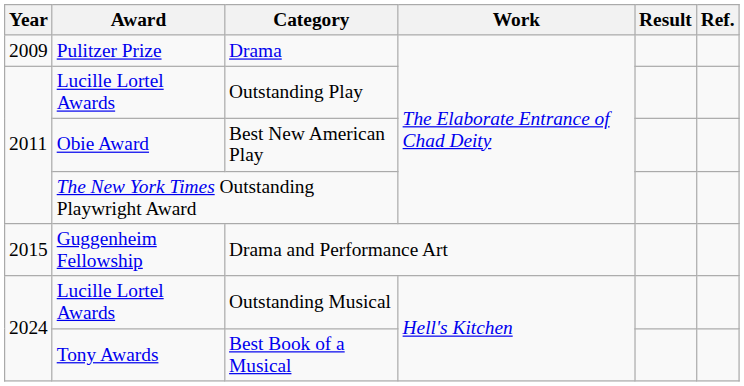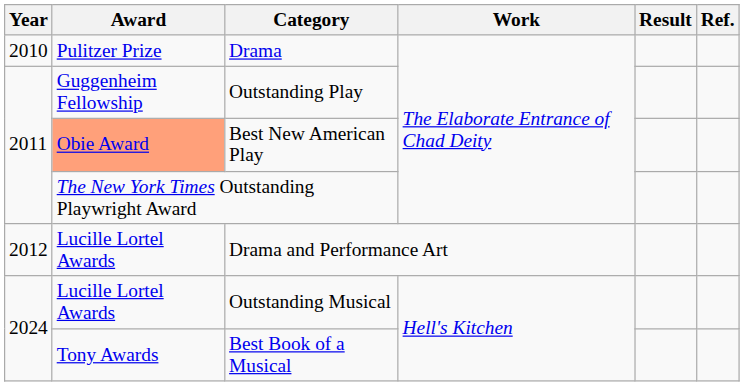(28, 50) 2009 -> (28, 50) 2010
(110, 92) Lucille Lortel Awards -> (107, 92) Guggenheim Fellowship
(103, 144) no background -> (103, 144) lightsalmon background
(28, 249) 2015 -> (28, 249) 2012
(107, 249) Guggenheim Fellowship -> (110, 249) Lucille Lortel Awards
